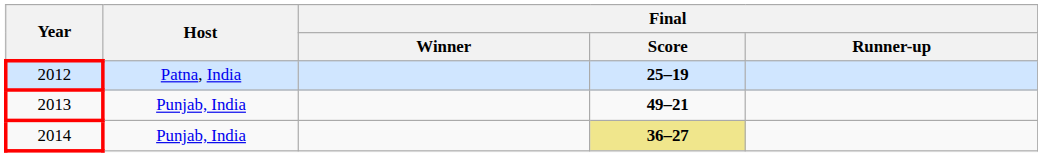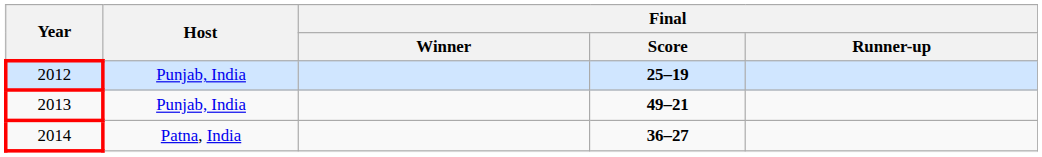(201, 75) Patna, India -> (201, 75) Punjab, India
(201, 135) Punjab, India -> (201, 135) Patna, India
(668, 135) khaki background -> (668, 135) no background
